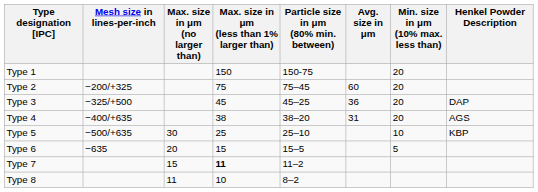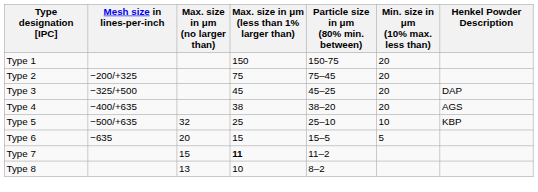- column: (368, 23)
(172, 133) 30 -> (184, 122) 32
(172, 179) 11 -> (184, 169) 13
